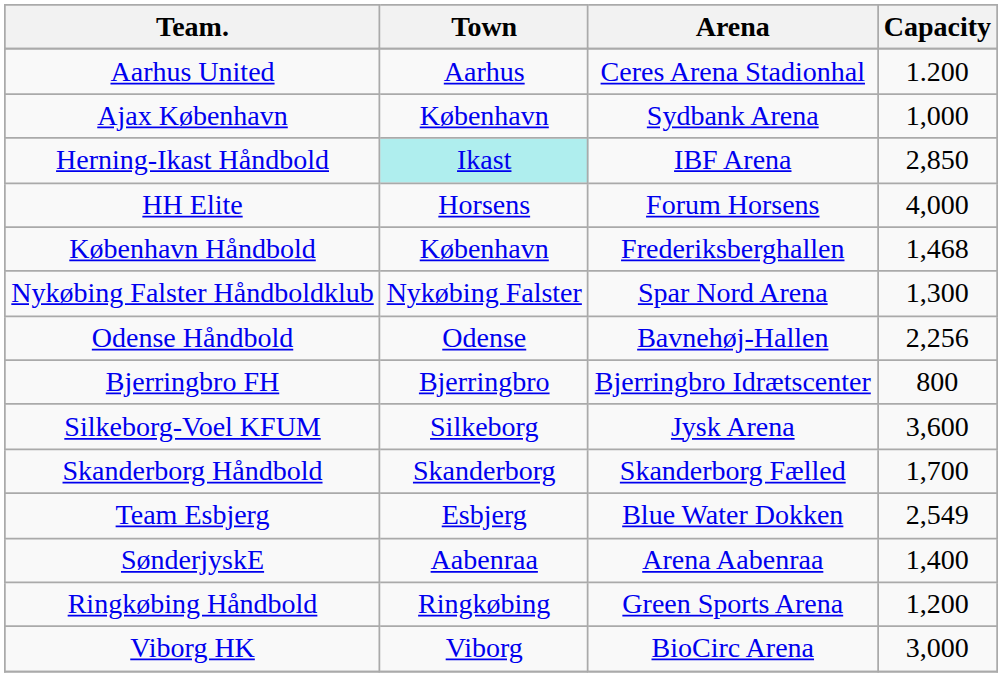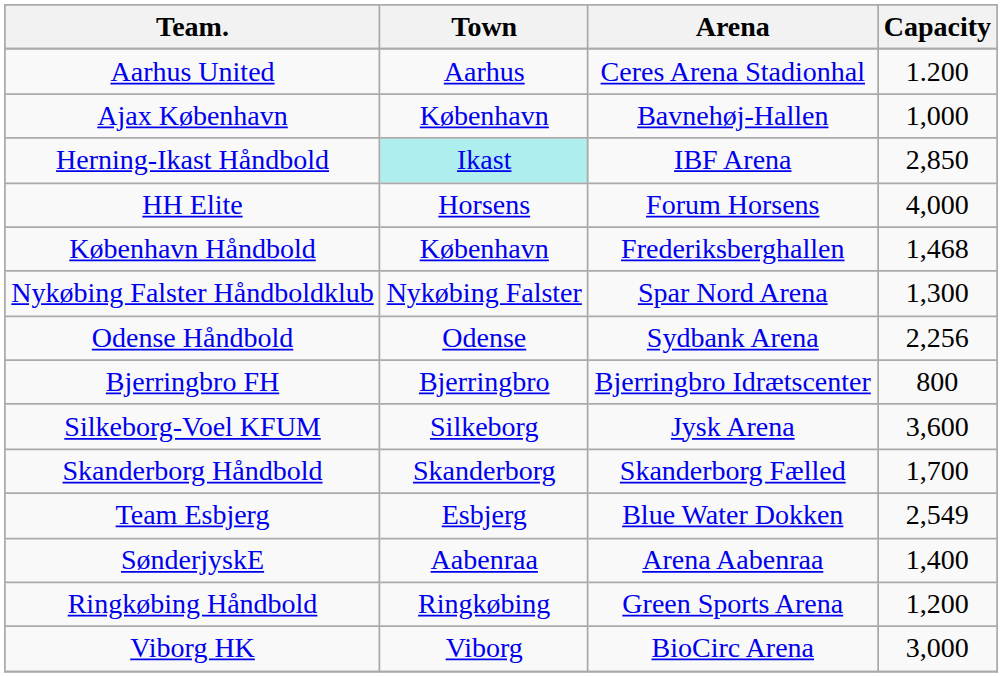(733, 115) Sydbank Arena -> (733, 115) Bavnehøj-Hallen
(733, 337) Bavnehøj-Hallen -> (733, 337) Sydbank Arena
